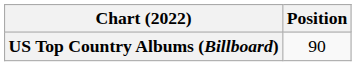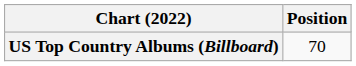(317, 46) 90 -> (317, 46) 70
